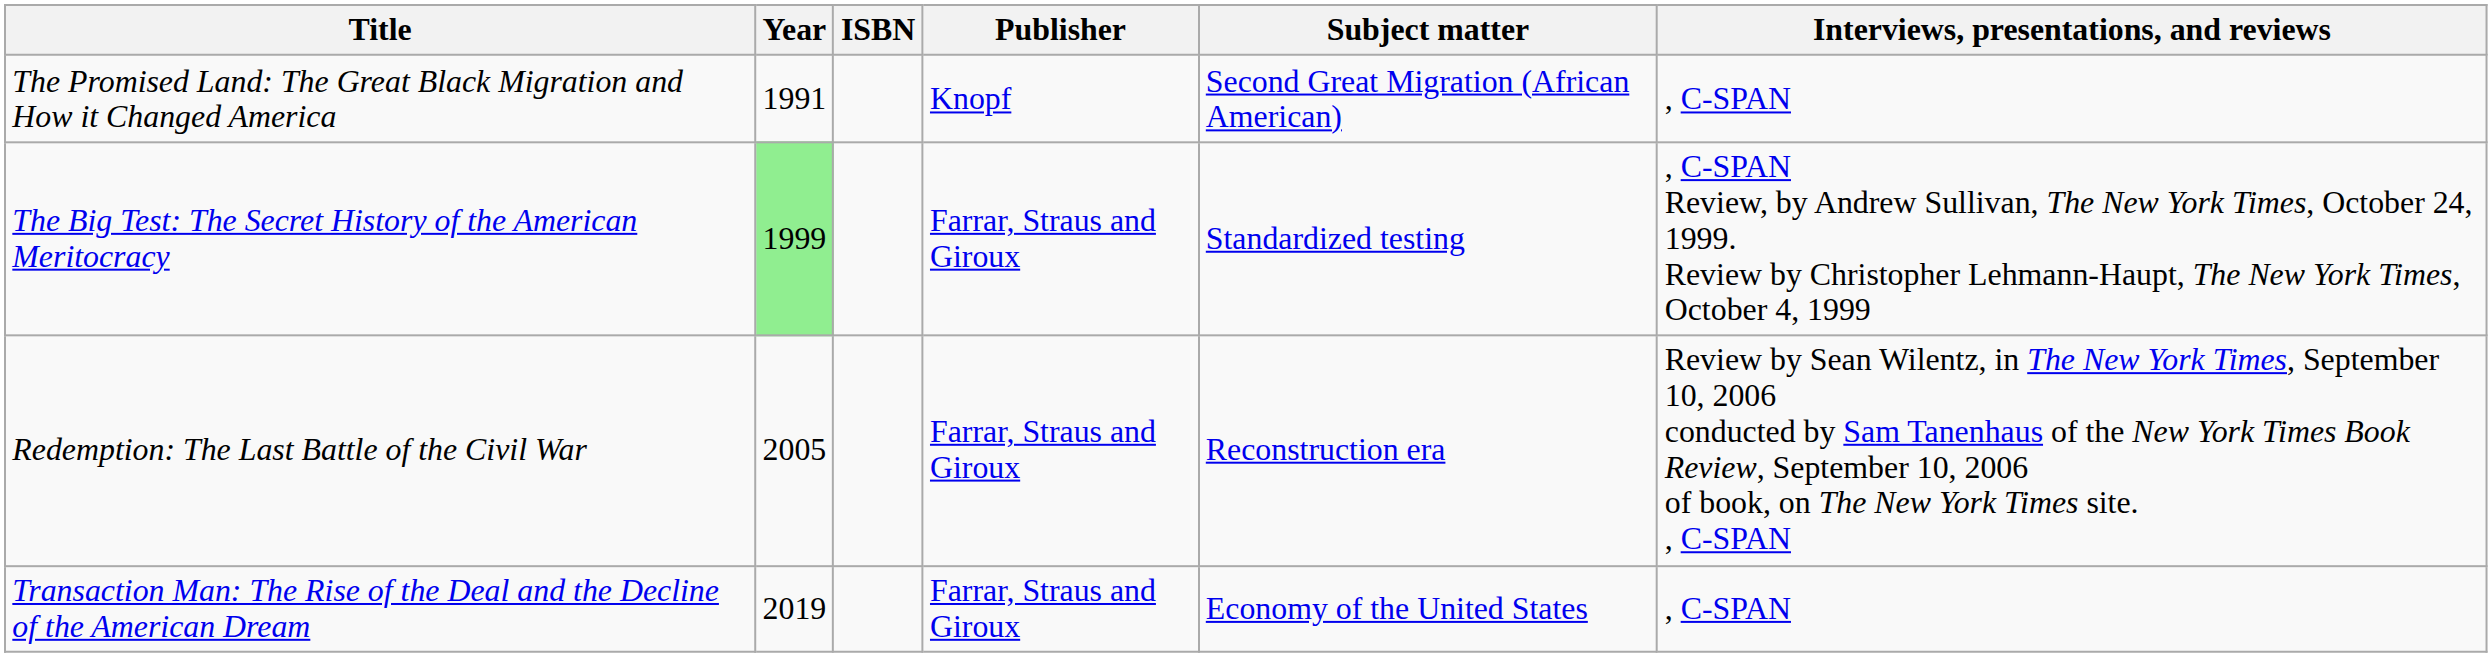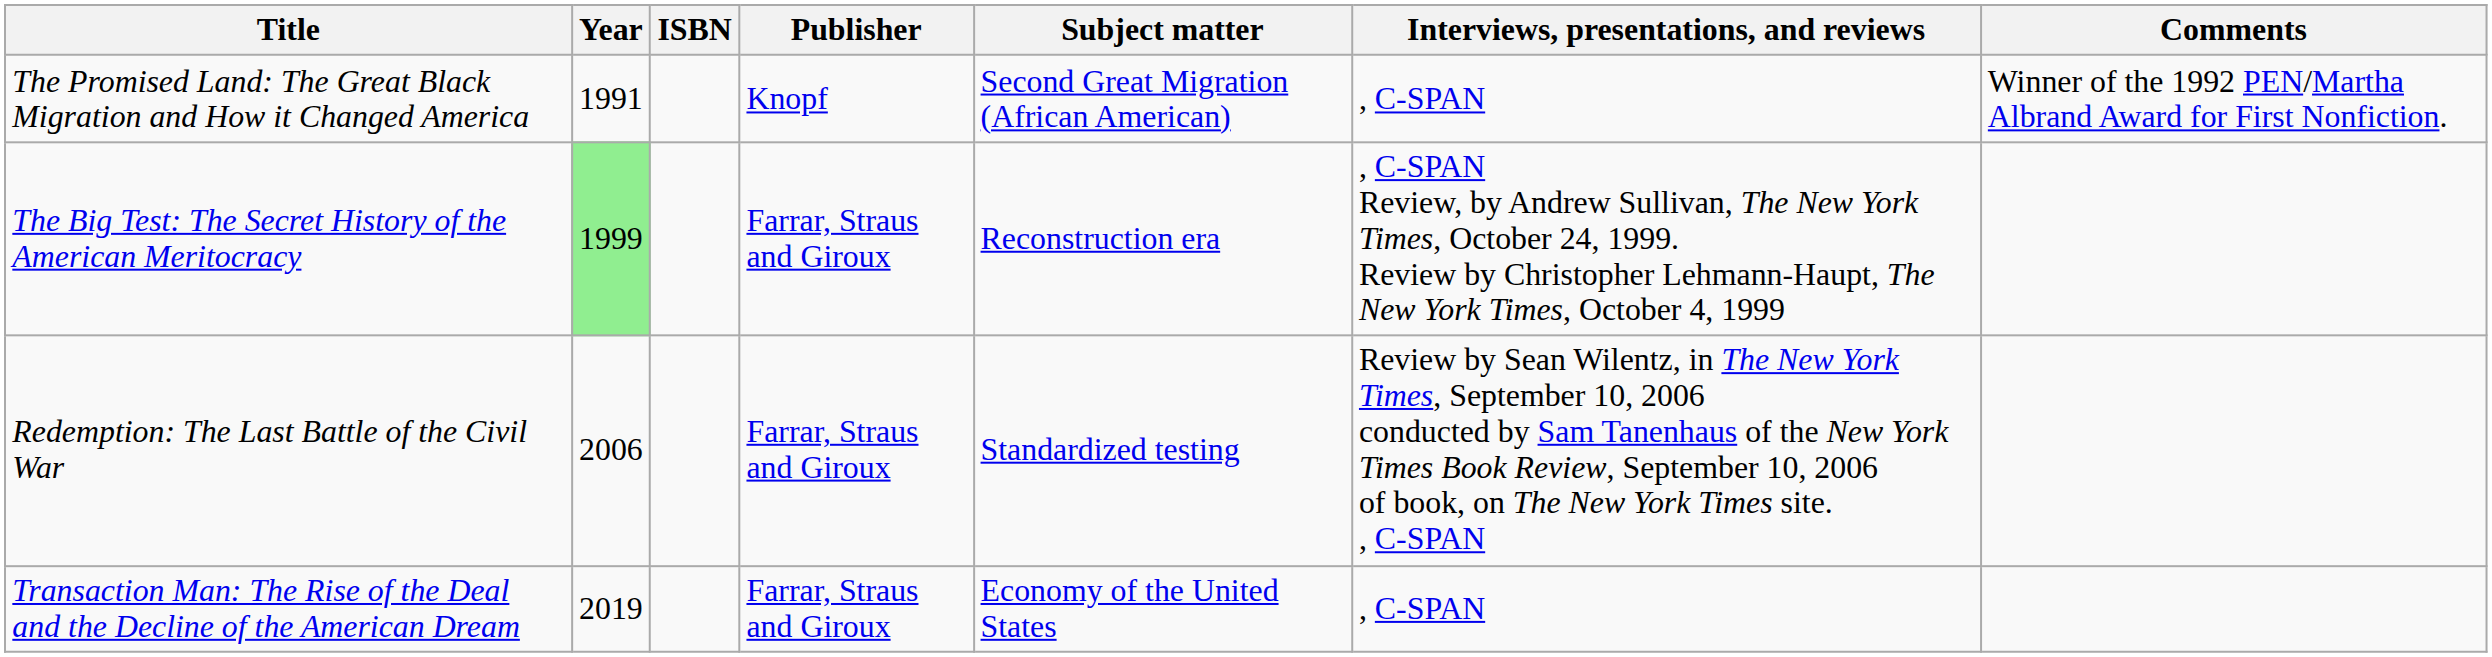+ column: (2233, 29)
(1335, 238) Standardized testing -> (1100, 238) Reconstruction era
(794, 449) 2005 -> (611, 449) 2006
(1326, 449) Reconstruction era -> (1110, 449) Standardized testing
